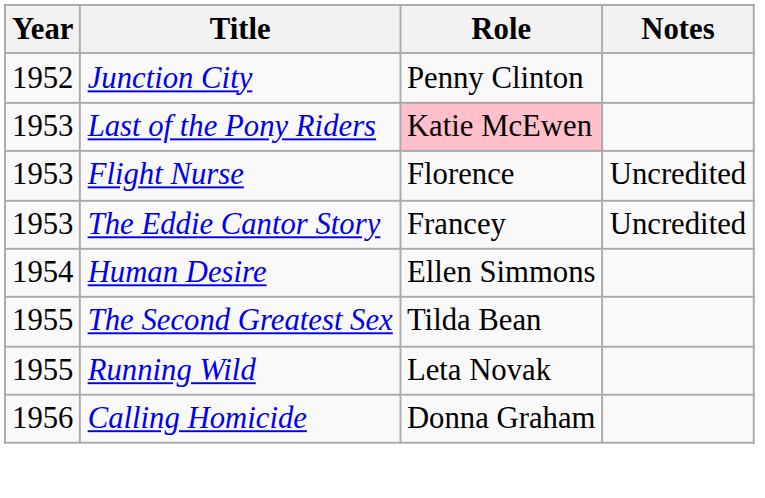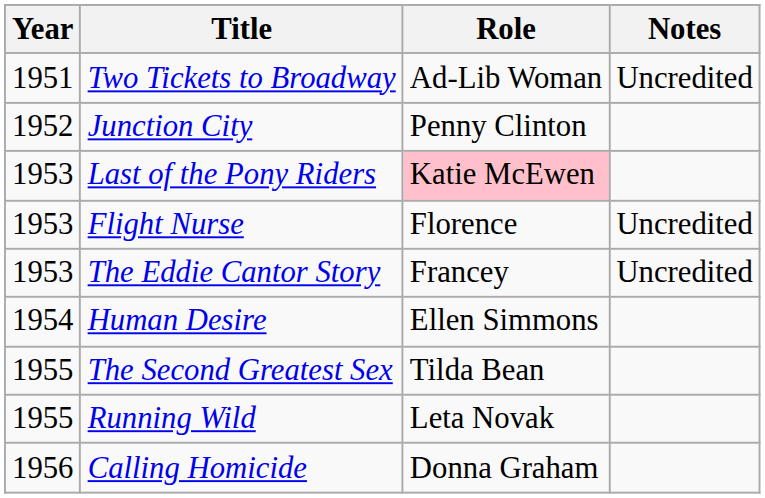+ row: (242, 77)
